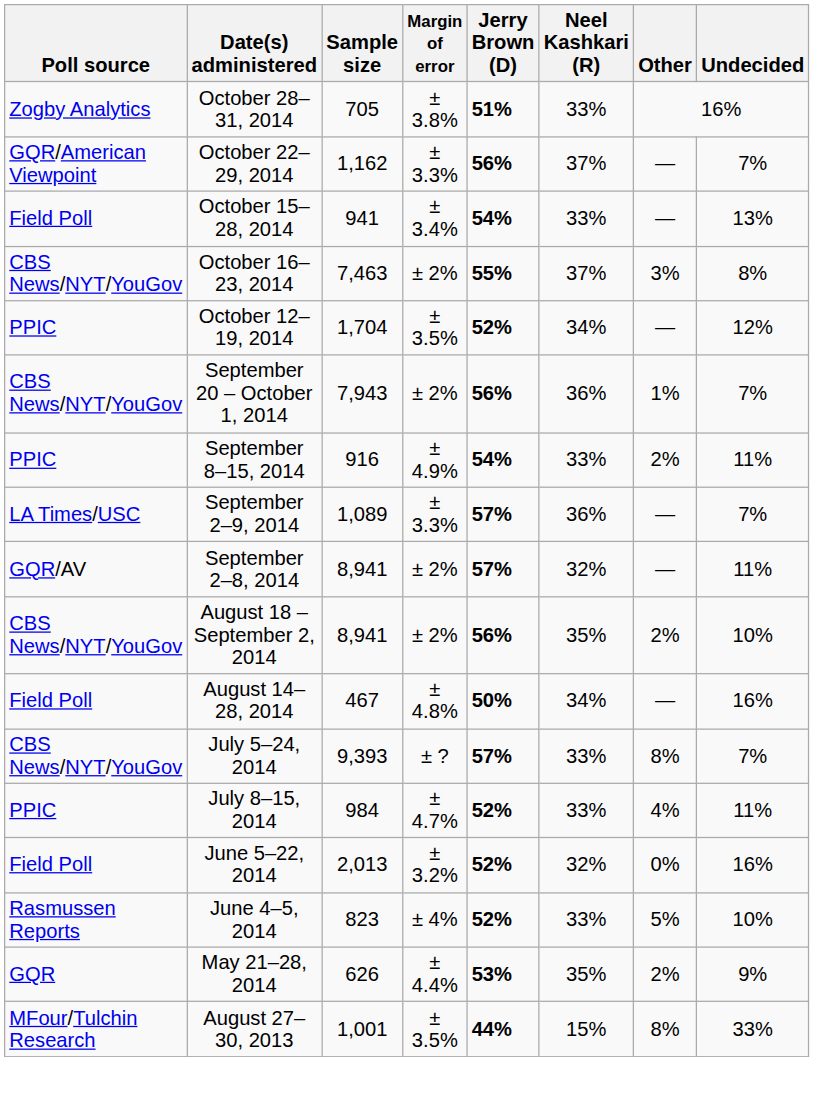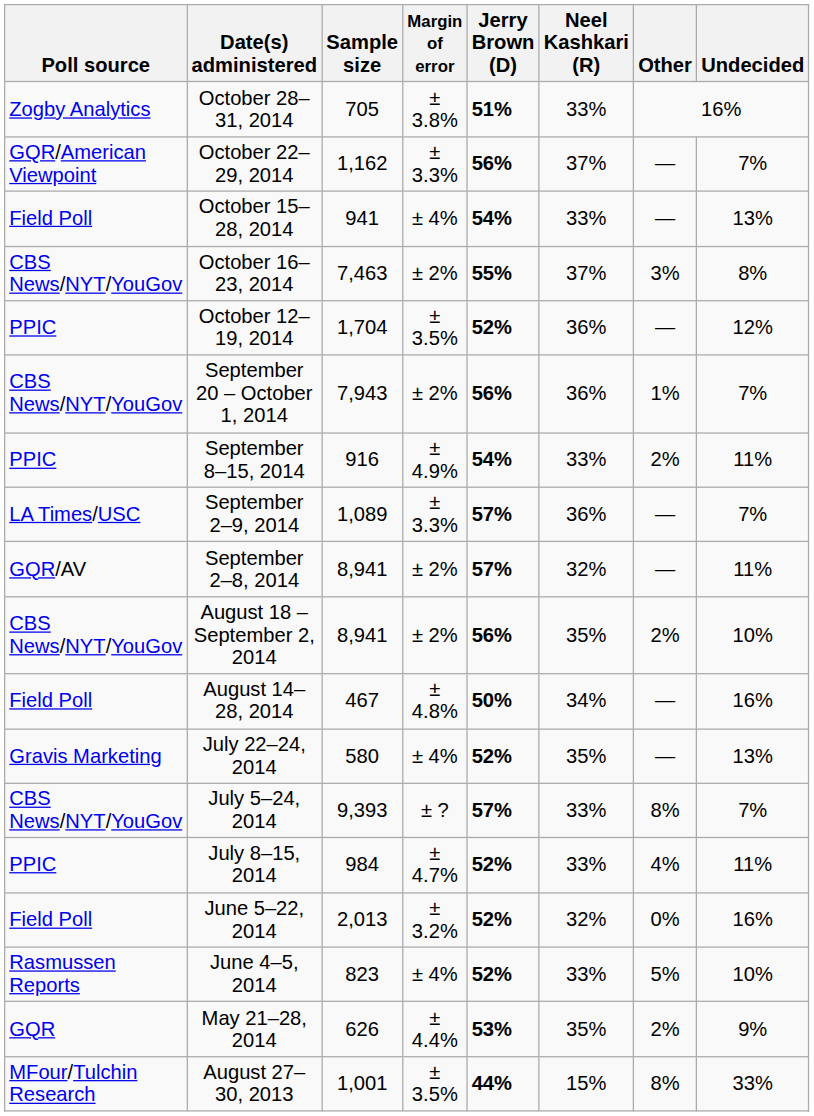(435, 218) ± 3.4% -> (435, 218) ± 4%
(586, 327) 34% -> (586, 327) 36%
+ row: (254, 755)
